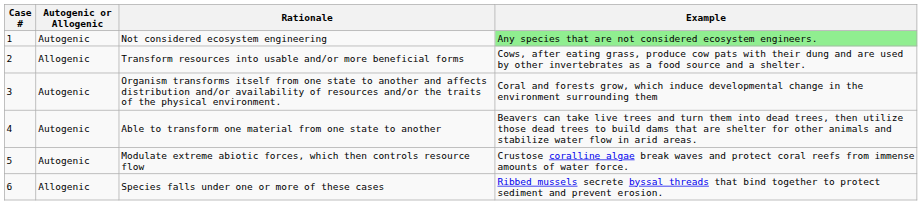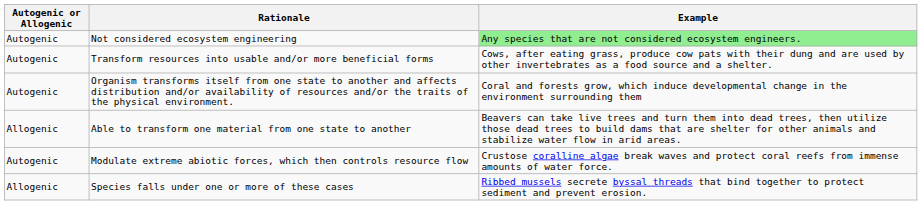- column: (20, 18)
(64, 59) Allogenic -> (32, 59) Autogenic
(64, 129) Autogenic -> (32, 129) Allogenic
